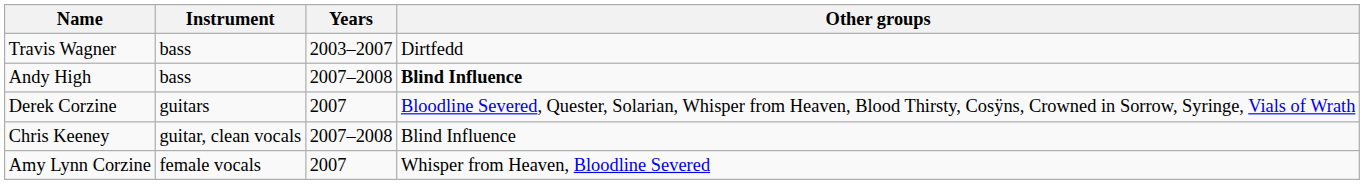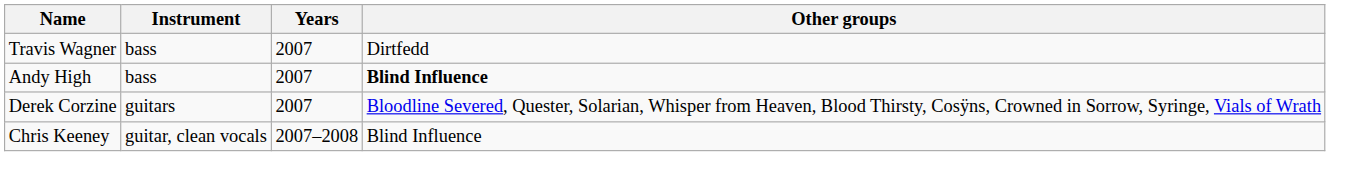(351, 48) 2003–2007 -> (294, 48) 2007
(351, 77) 2007–2008 -> (294, 77) 2007
- row: (80, 164)
